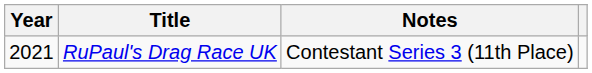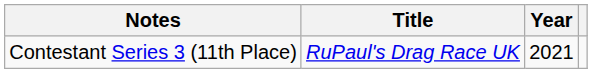columns swapped: (31, 20) <-> (430, 20)
